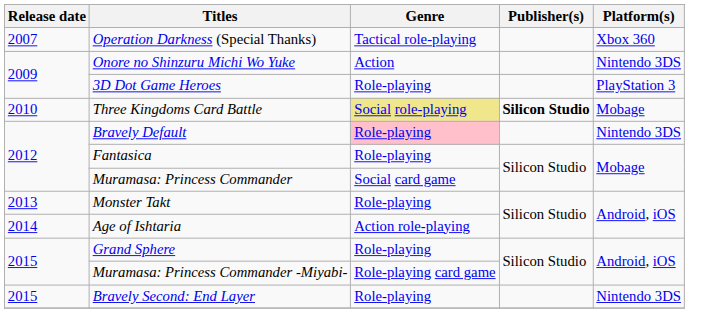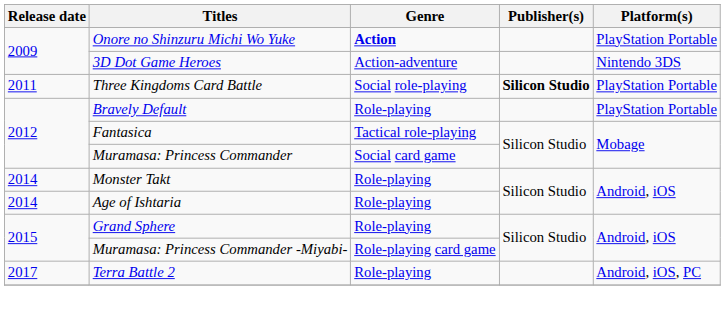- row: (204, 39)
(374, 62) normal -> (375, 39) bold
(639, 62) Nintendo 3DS -> (657, 39) PlayStation Portable
(393, 86) Role-playing -> (406, 62) Action-adventure
(636, 86) PlayStation 3 -> (639, 62) Nintendo 3DS
(23, 109) 2010 -> (22, 86) 2011
(410, 109) khaki background -> (410, 86) no background
(620, 109) Mobage -> (657, 86) PlayStation Portable
(393, 132) pink background -> (393, 109) no background
(639, 132) Nintendo 3DS -> (657, 109) PlayStation Portable
(393, 156) Role-playing -> (415, 132) Tactical role-playing
(23, 202) 2013 -> (23, 179) 2014
(412, 226) Action role-playing -> (393, 202) Role-playing
- row: (174, 296)
+ row: (134, 272)
